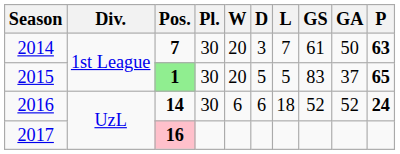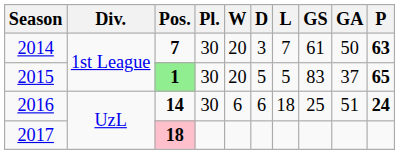(315, 105) 52 -> (315, 105) 25
(350, 105) 52 -> (350, 105) 51
(175, 134) 16 -> (175, 134) 18
